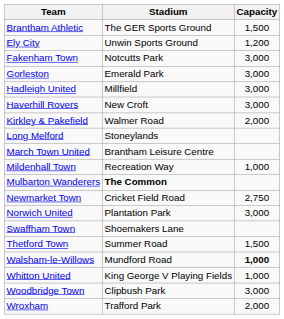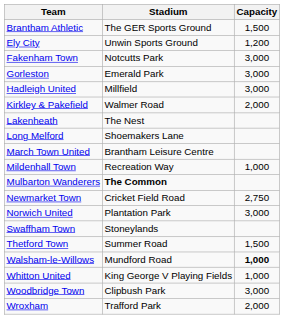- row: (42, 105)
+ row: (32, 120)
(131, 136) Stoneylands -> (144, 136) Shoemakers Lane
(144, 228) Shoemakers Lane -> (131, 228) Stoneylands
